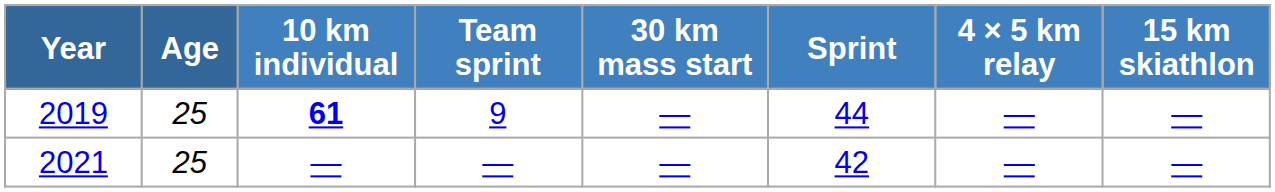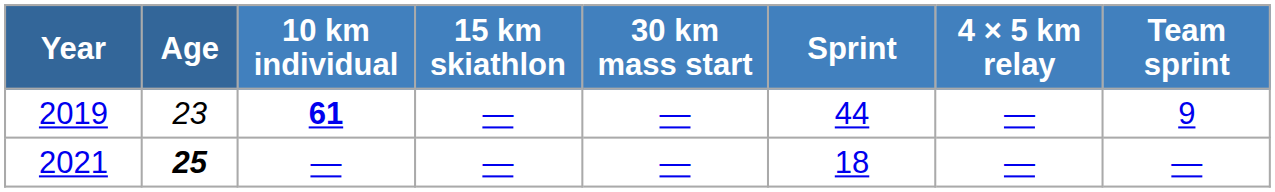columns swapped: (1187, 47) <-> (498, 47)
(190, 114) 25 -> (190, 114) 23
(190, 163) normal -> (190, 163) bold
(852, 163) 42 -> (852, 163) 18
